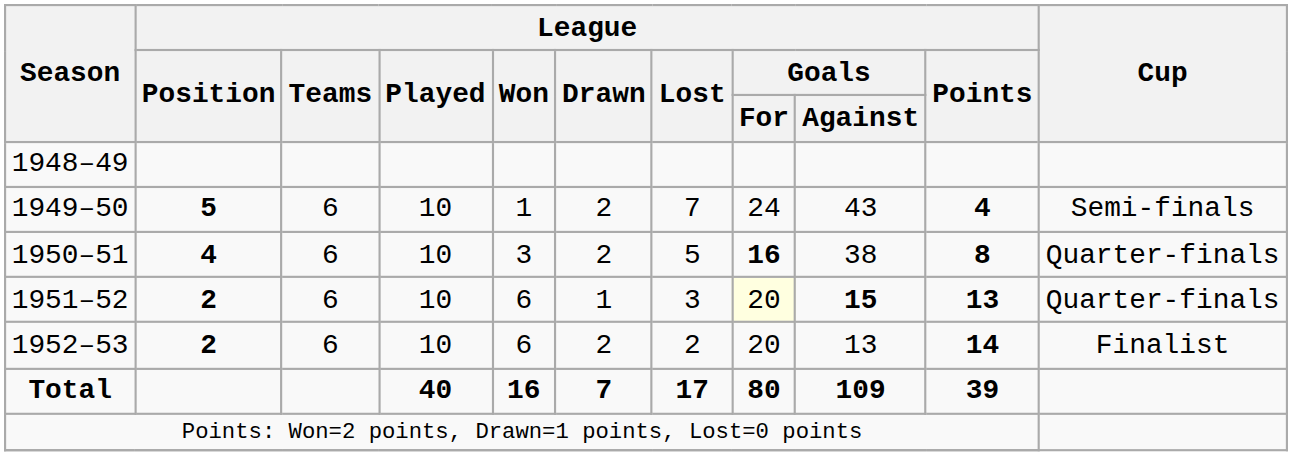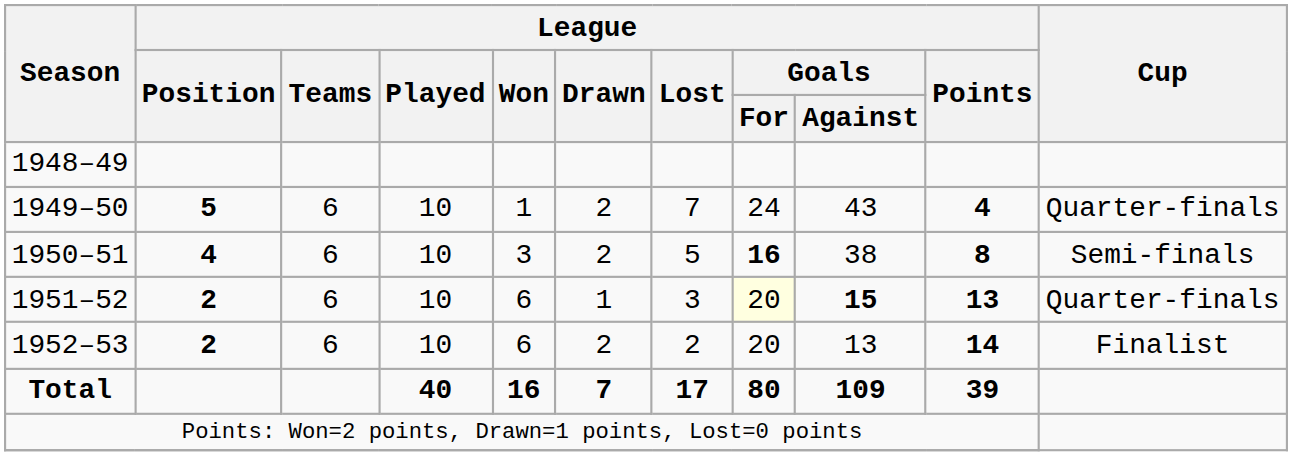(1163, 209) Semi-finals -> (1163, 209) Quarter-finals
(1163, 254) Quarter-finals -> (1163, 254) Semi-finals
